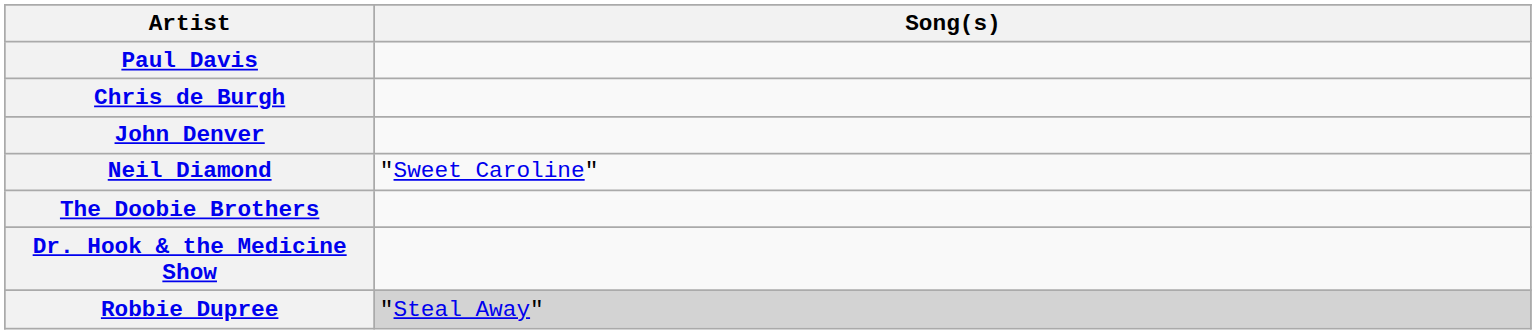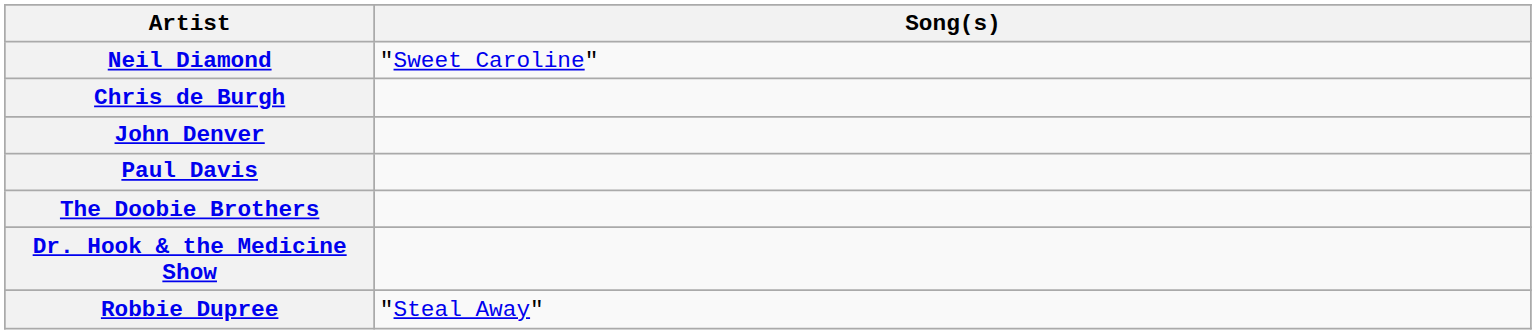rows swapped: (190, 60) <-> (190, 172)
(462, 309) lightgrey background -> (462, 309) no background
